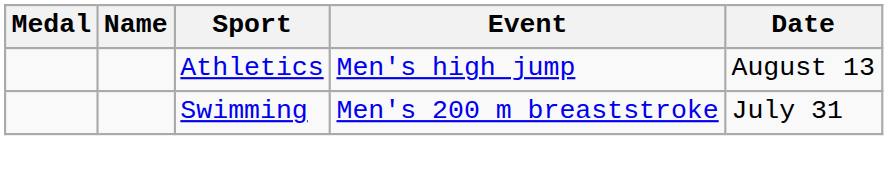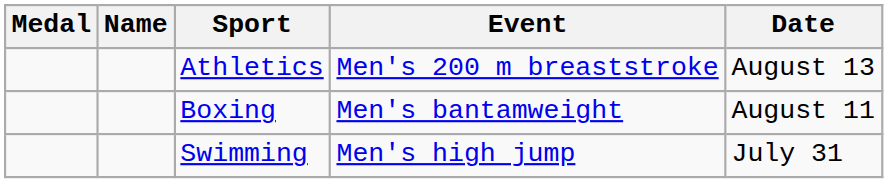(456, 70) Men's high jump -> (528, 70) Men's 200 m breaststroke
+ row: (228, 113)
(528, 113) Men's 200 m breaststroke -> (456, 155) Men's high jump
